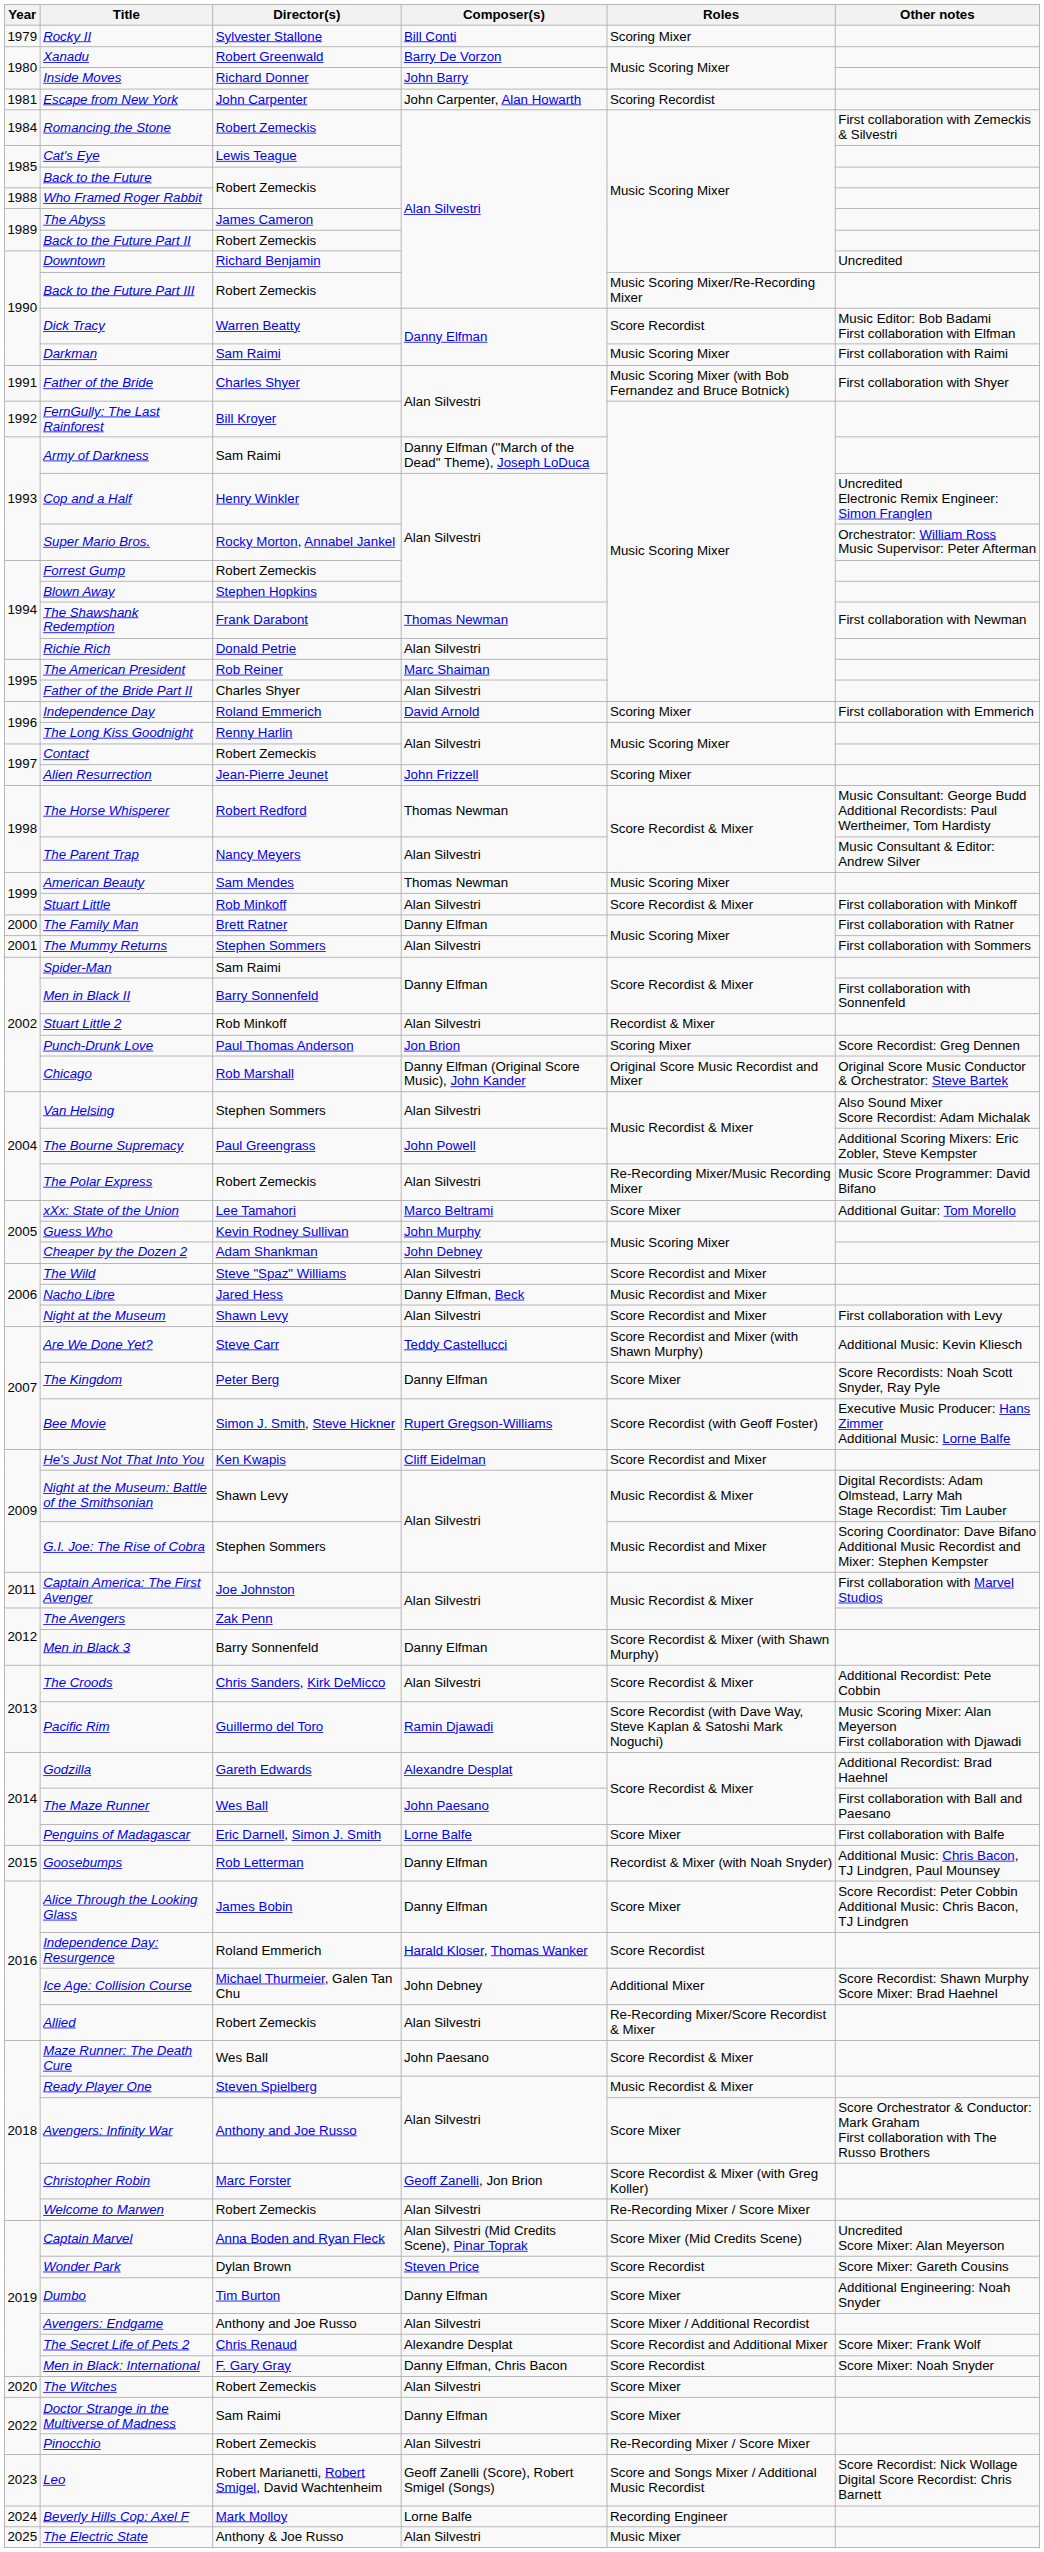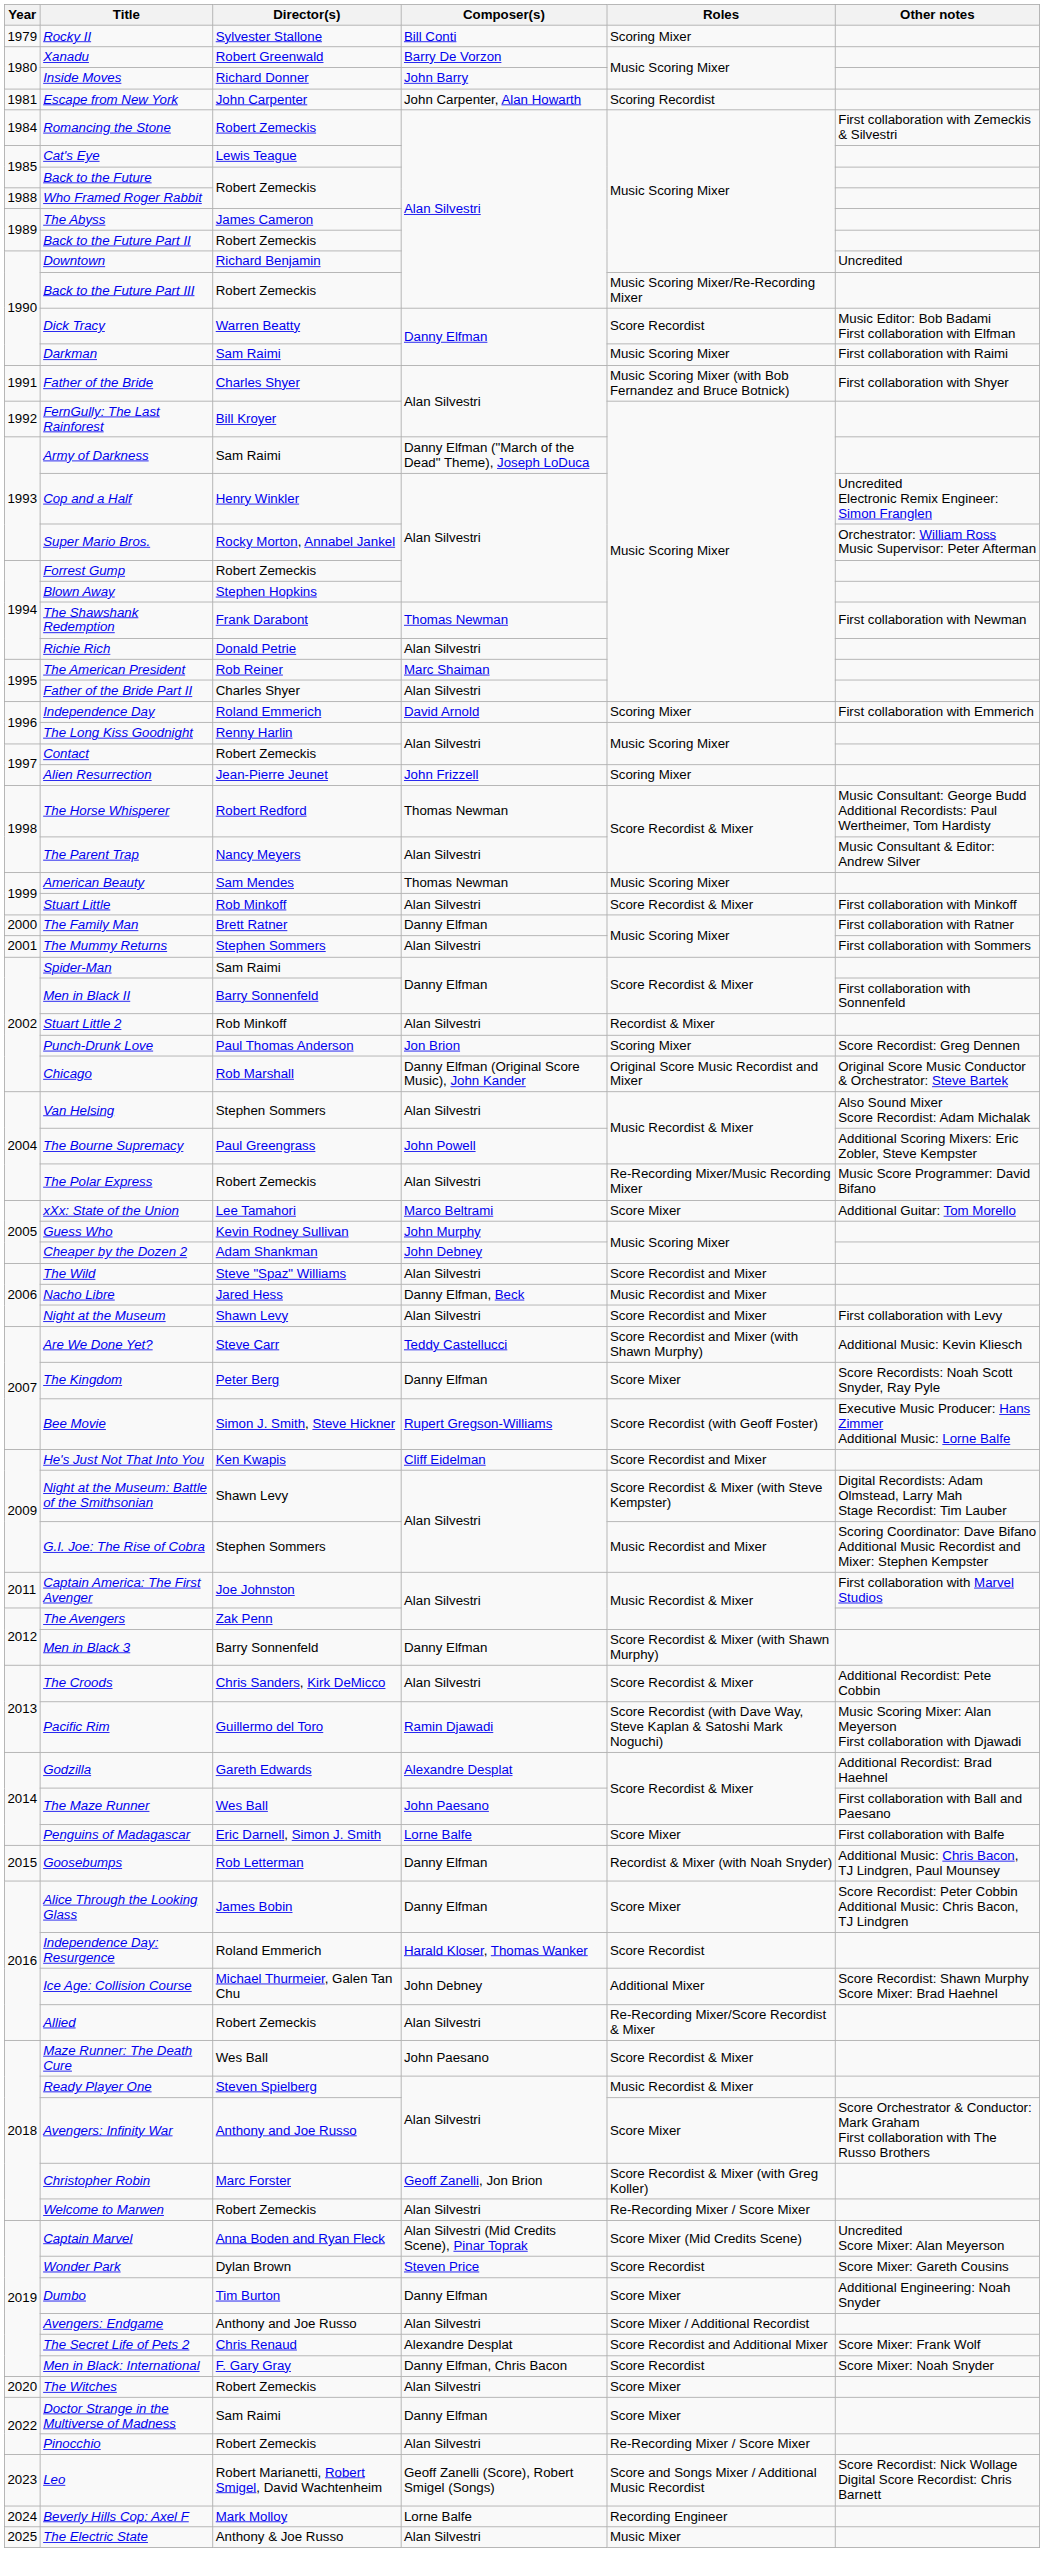(682, 1495) Music Recordist & Mixer -> (716, 1495) Score Recordist & Mixer (with Steve Kempster)
